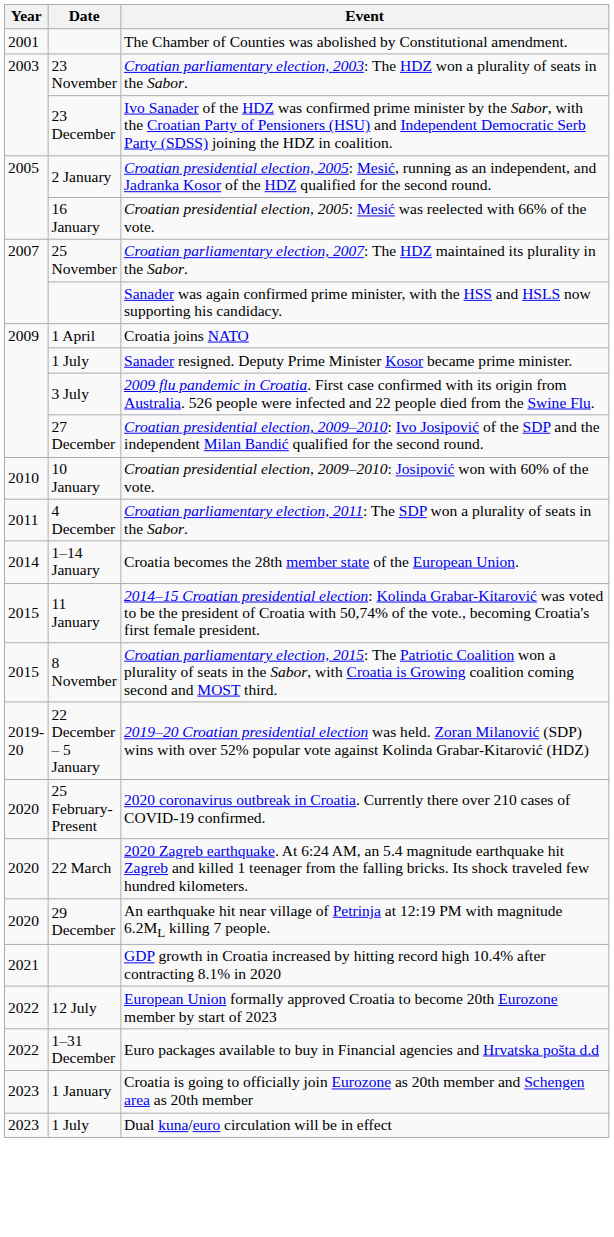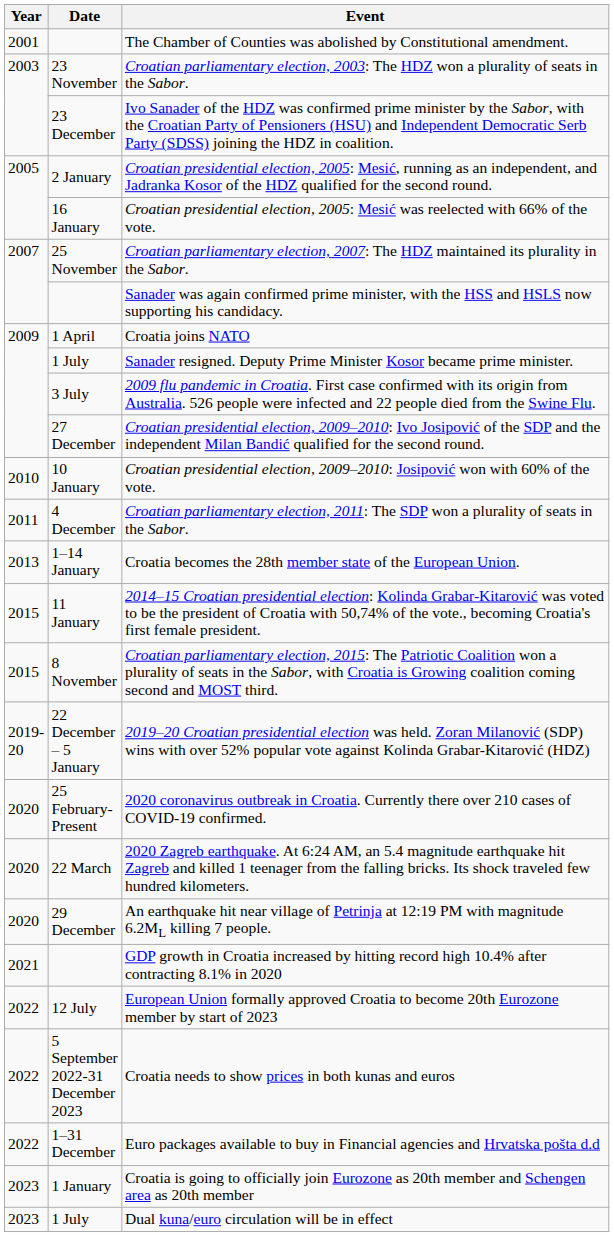(24, 562) 2014 -> (24, 562) 2013
+ row: (290, 1075)
